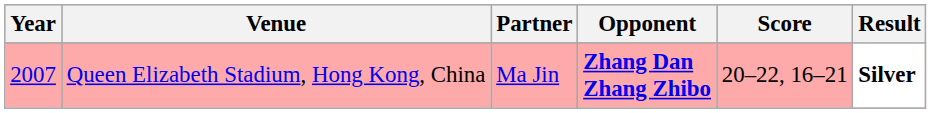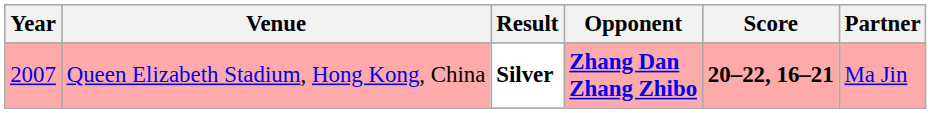columns swapped: (534, 23) <-> (890, 23)
(785, 75) normal -> (771, 75) bold
